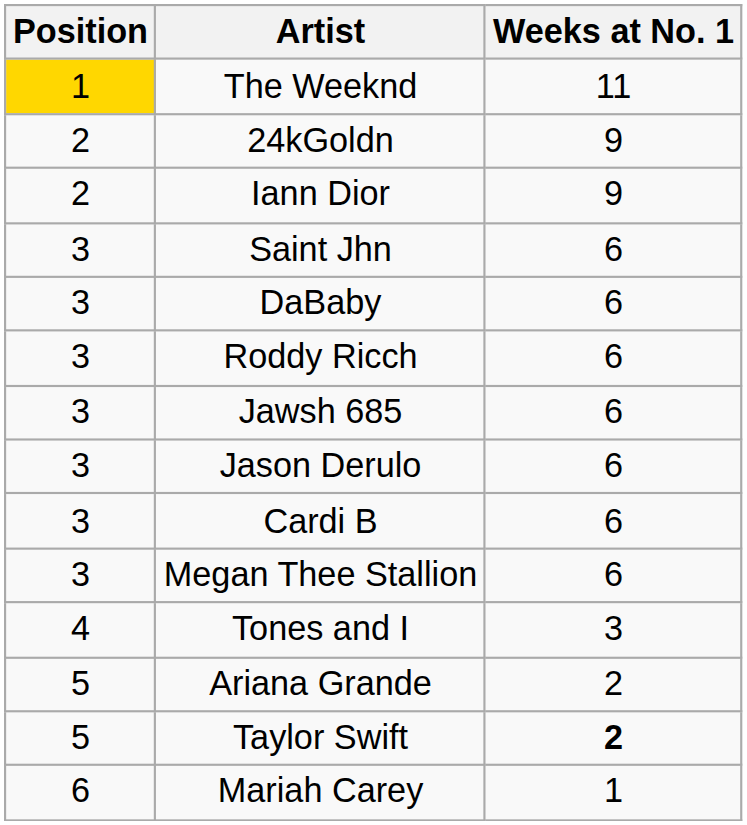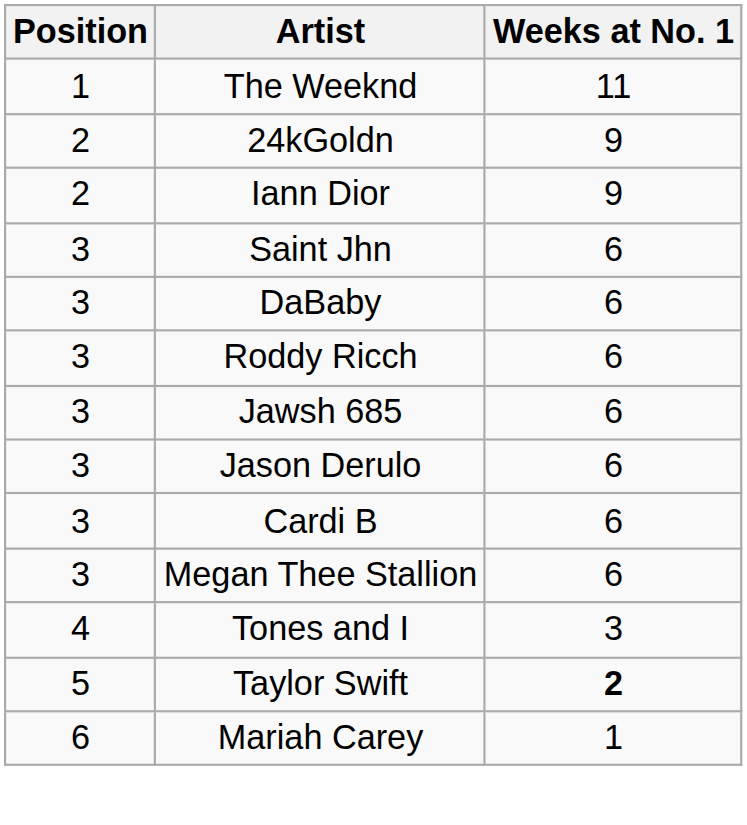(80, 85) gold background -> (80, 85) no background
- row: (321, 683)
